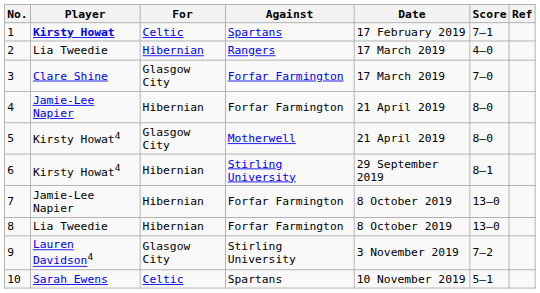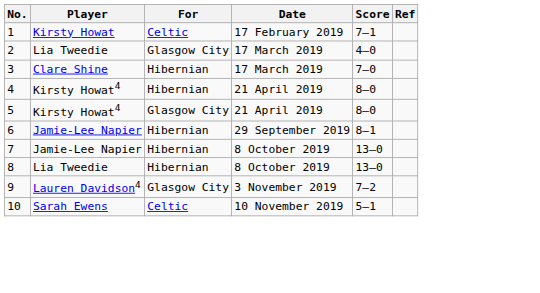- column: (289, 14)
(74, 32) bold -> (74, 32) normal
(173, 51) Hibernian -> (188, 51) Glasgow City
(166, 75) Glasgow City -> (178, 69) Hibernian
(64, 107) Jamie-Lee Napier -> (77, 89) Kirsty Howat4
(77, 170) Kirsty Howat4 -> (87, 130) Jamie-Lee Napier
